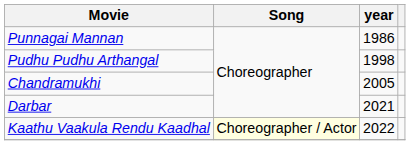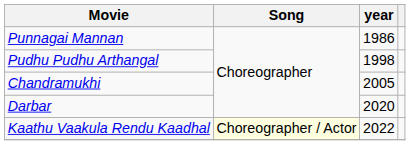(379, 106) 2021 -> (379, 106) 2020
